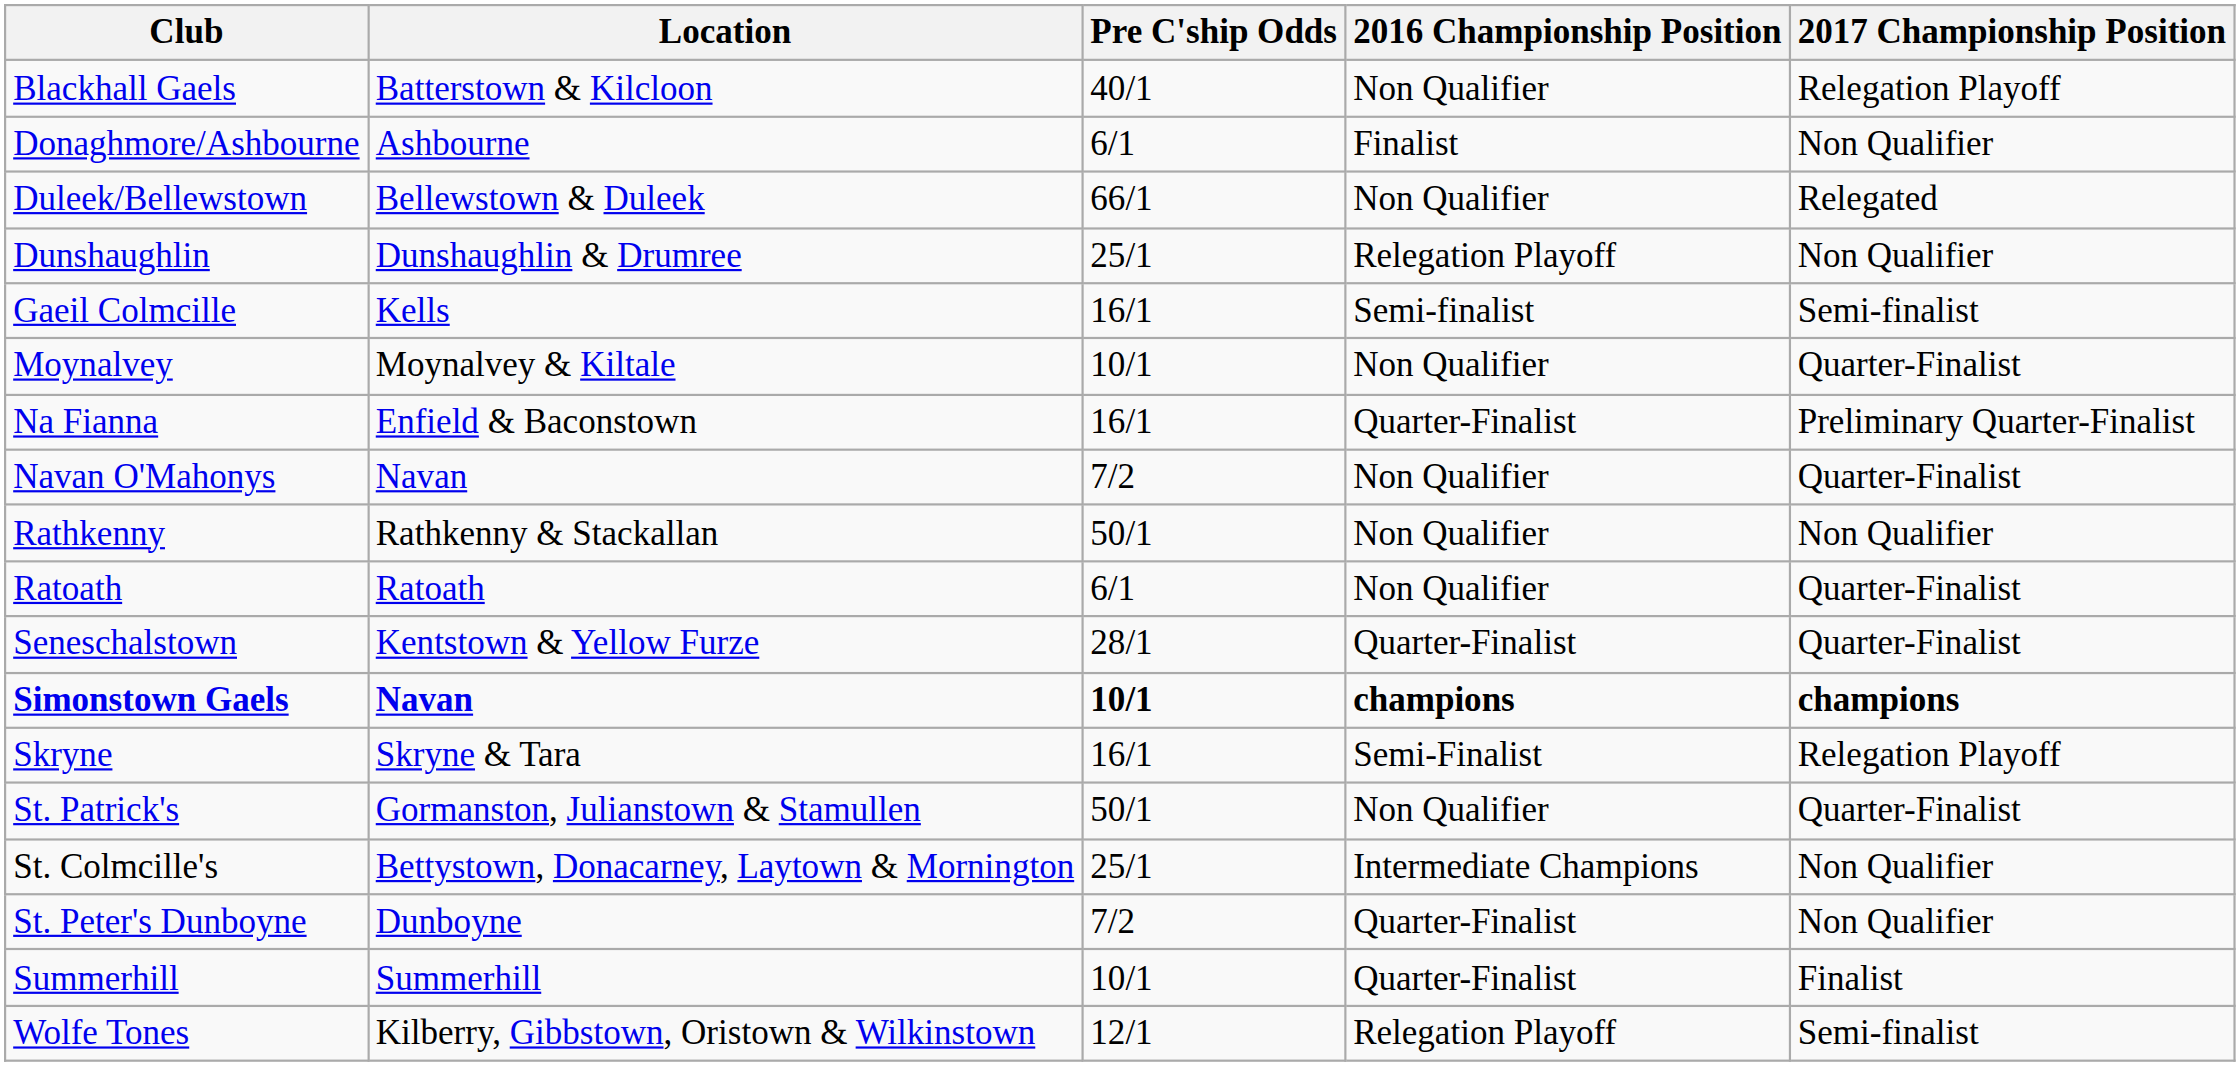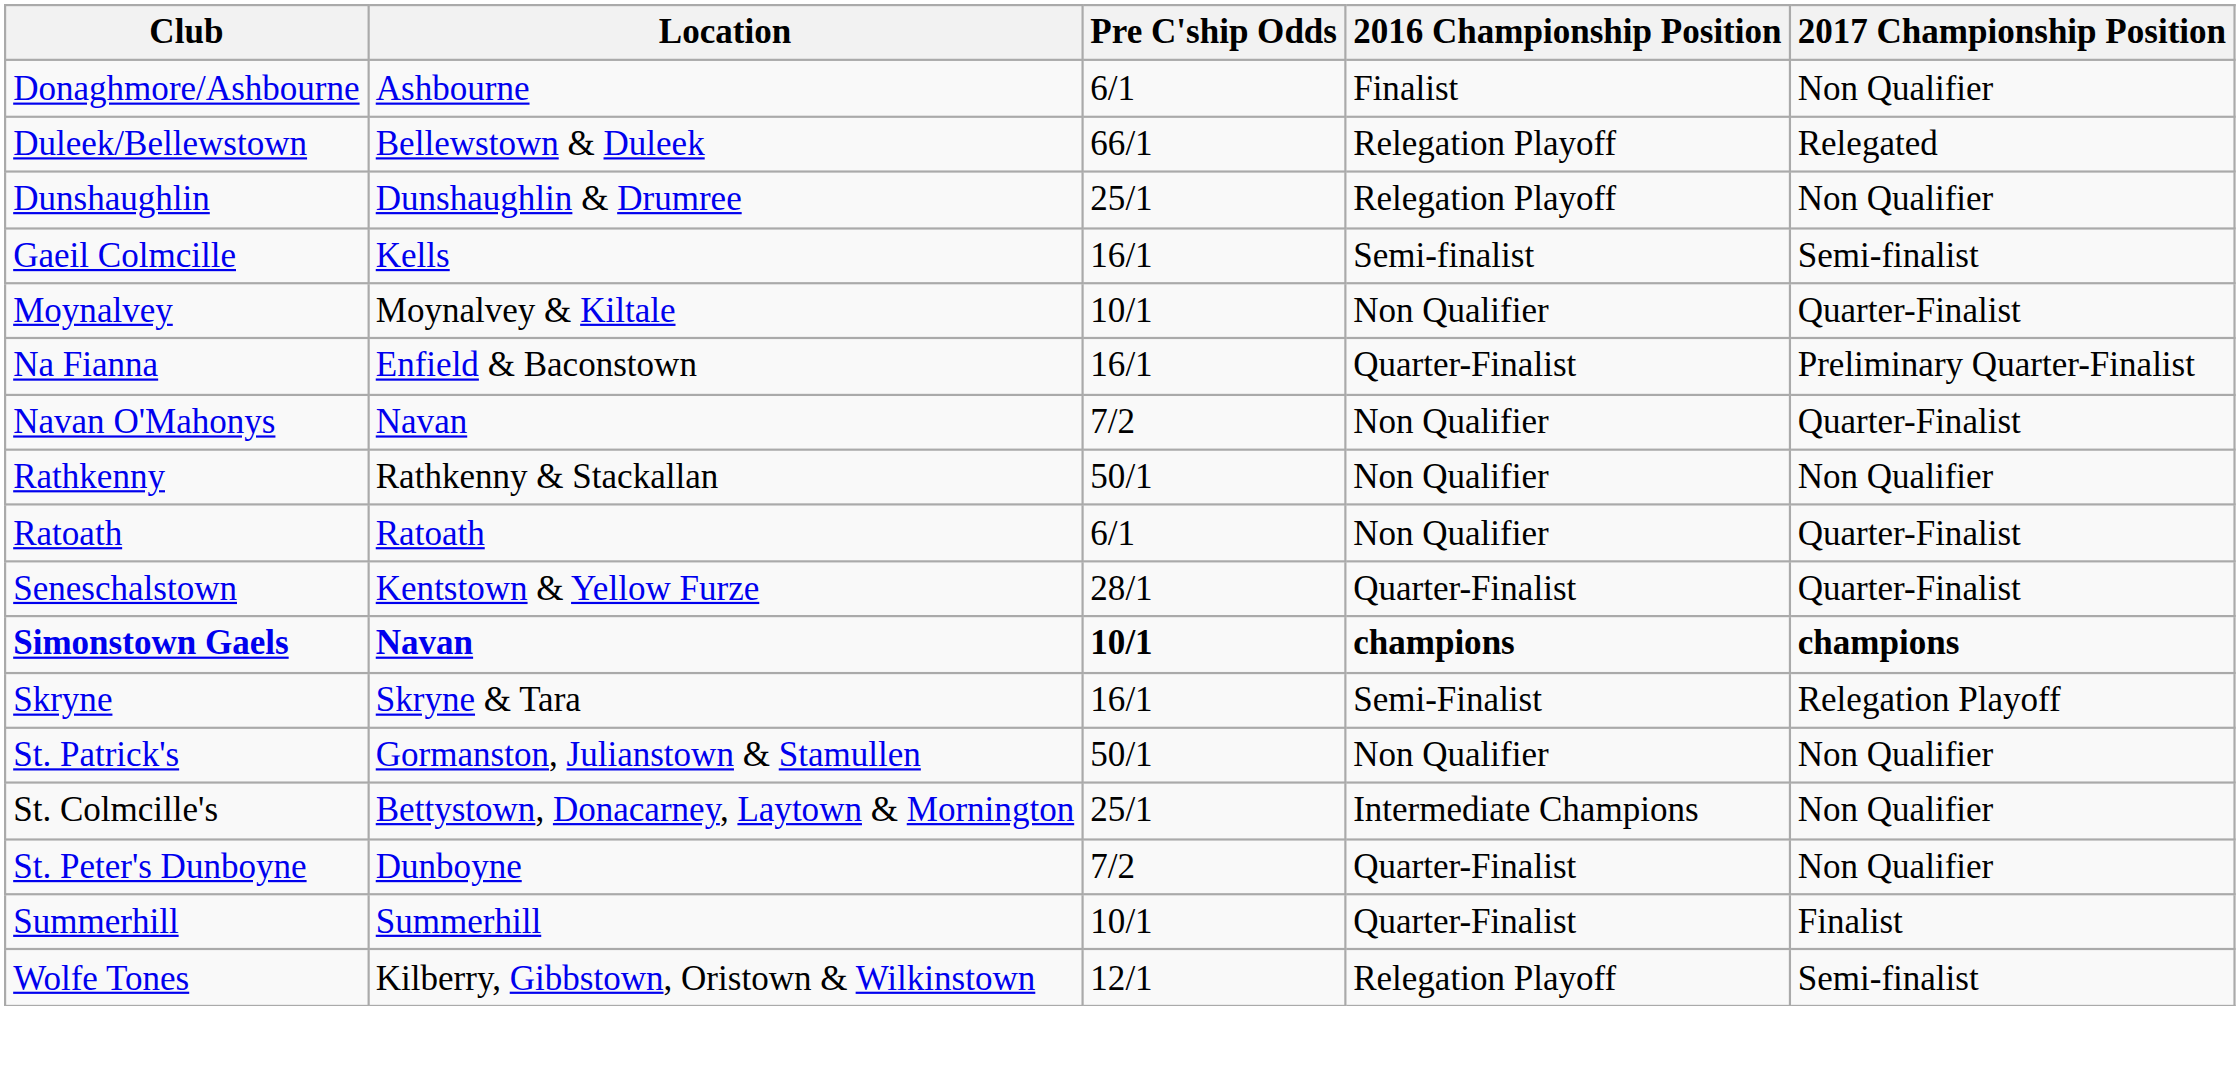- row: (125, 87)
(1451, 198) Non Qualifier -> (1485, 143) Relegation Playoff
(1909, 810) Quarter-Finalist -> (1895, 754) Non Qualifier
